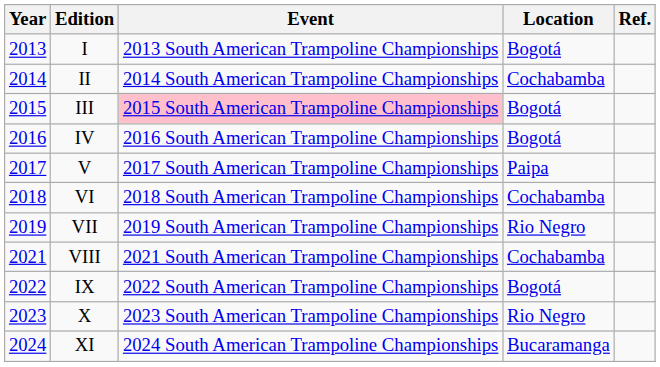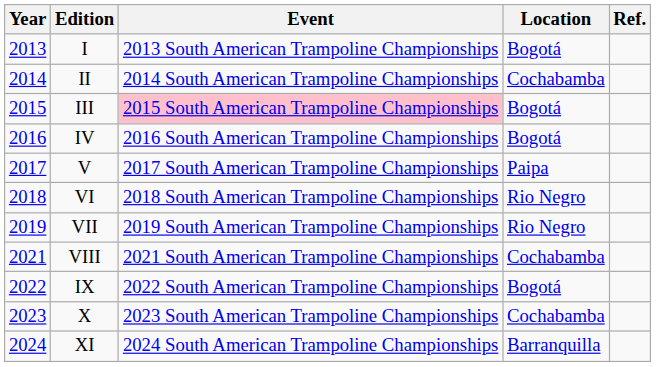(556, 197) Cochabamba -> (546, 197) Rio Negro
(546, 316) Rio Negro -> (556, 316) Cochabamba
(558, 345) Bucaramanga -> (554, 345) Barranquilla
